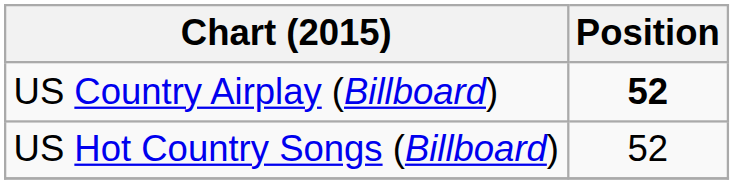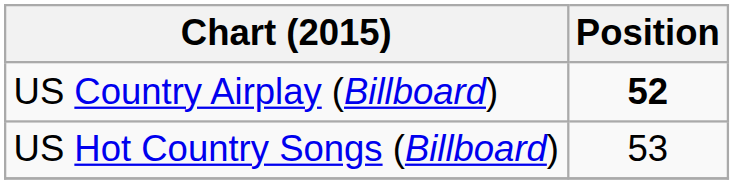(648, 149) 52 -> (648, 149) 53
